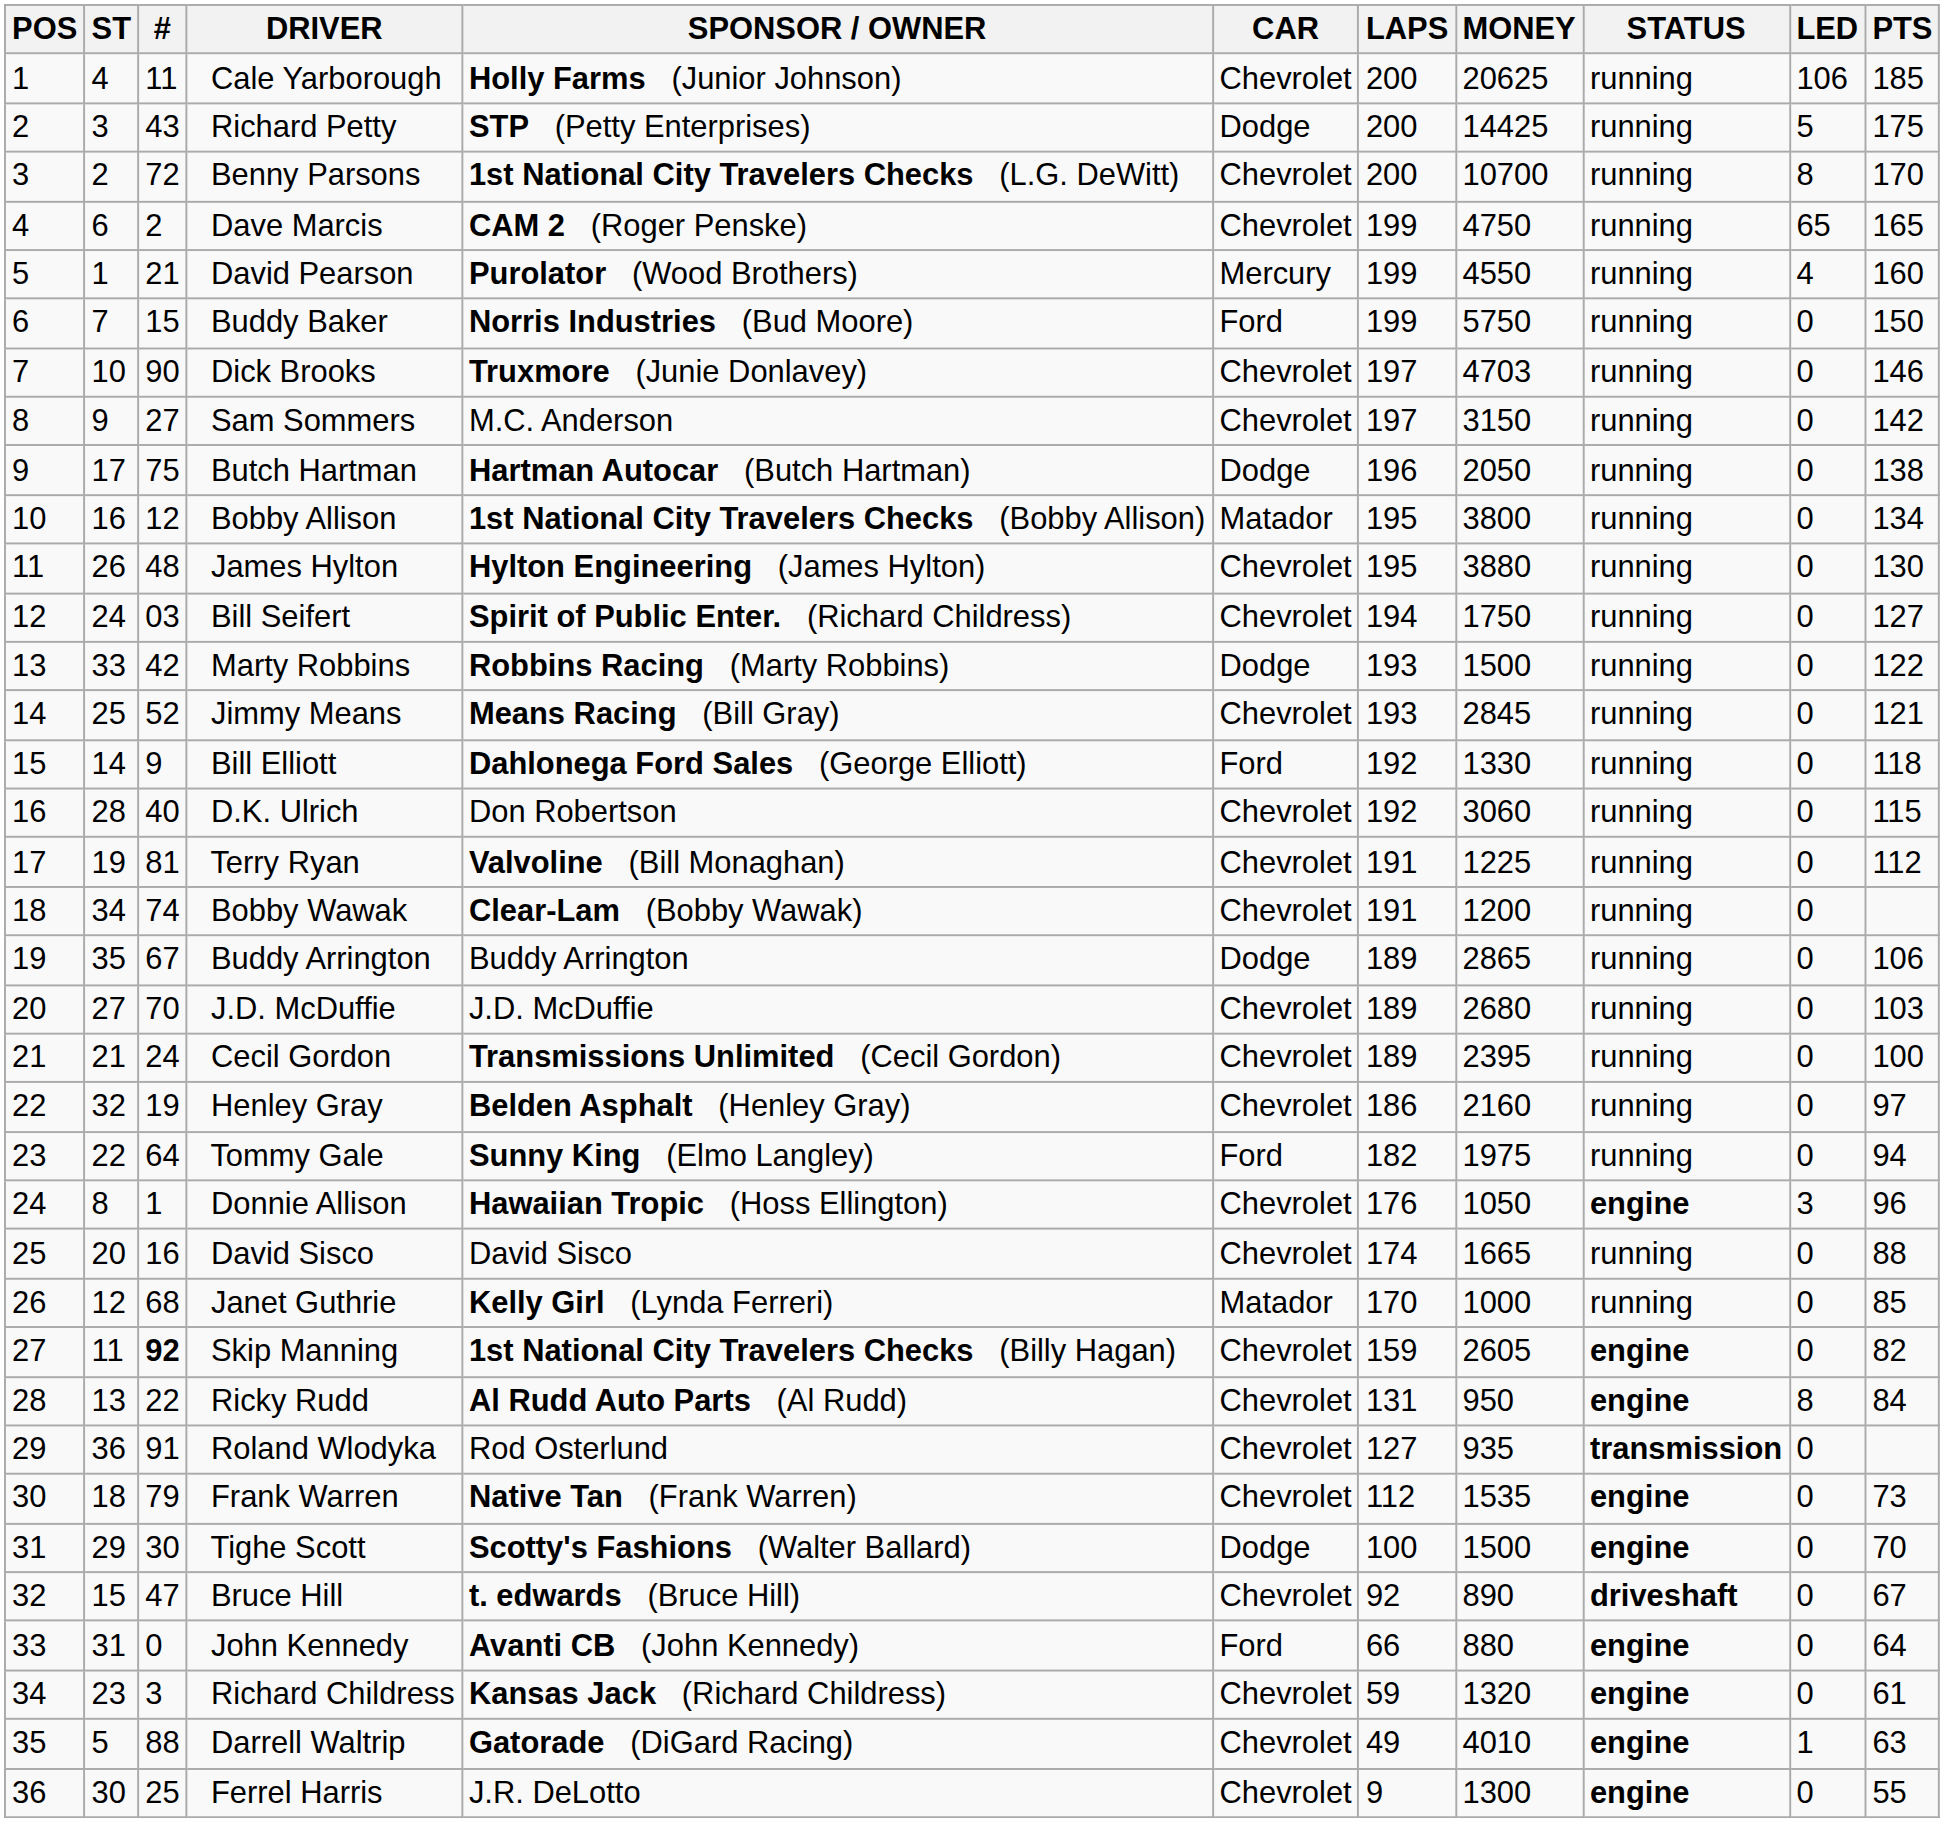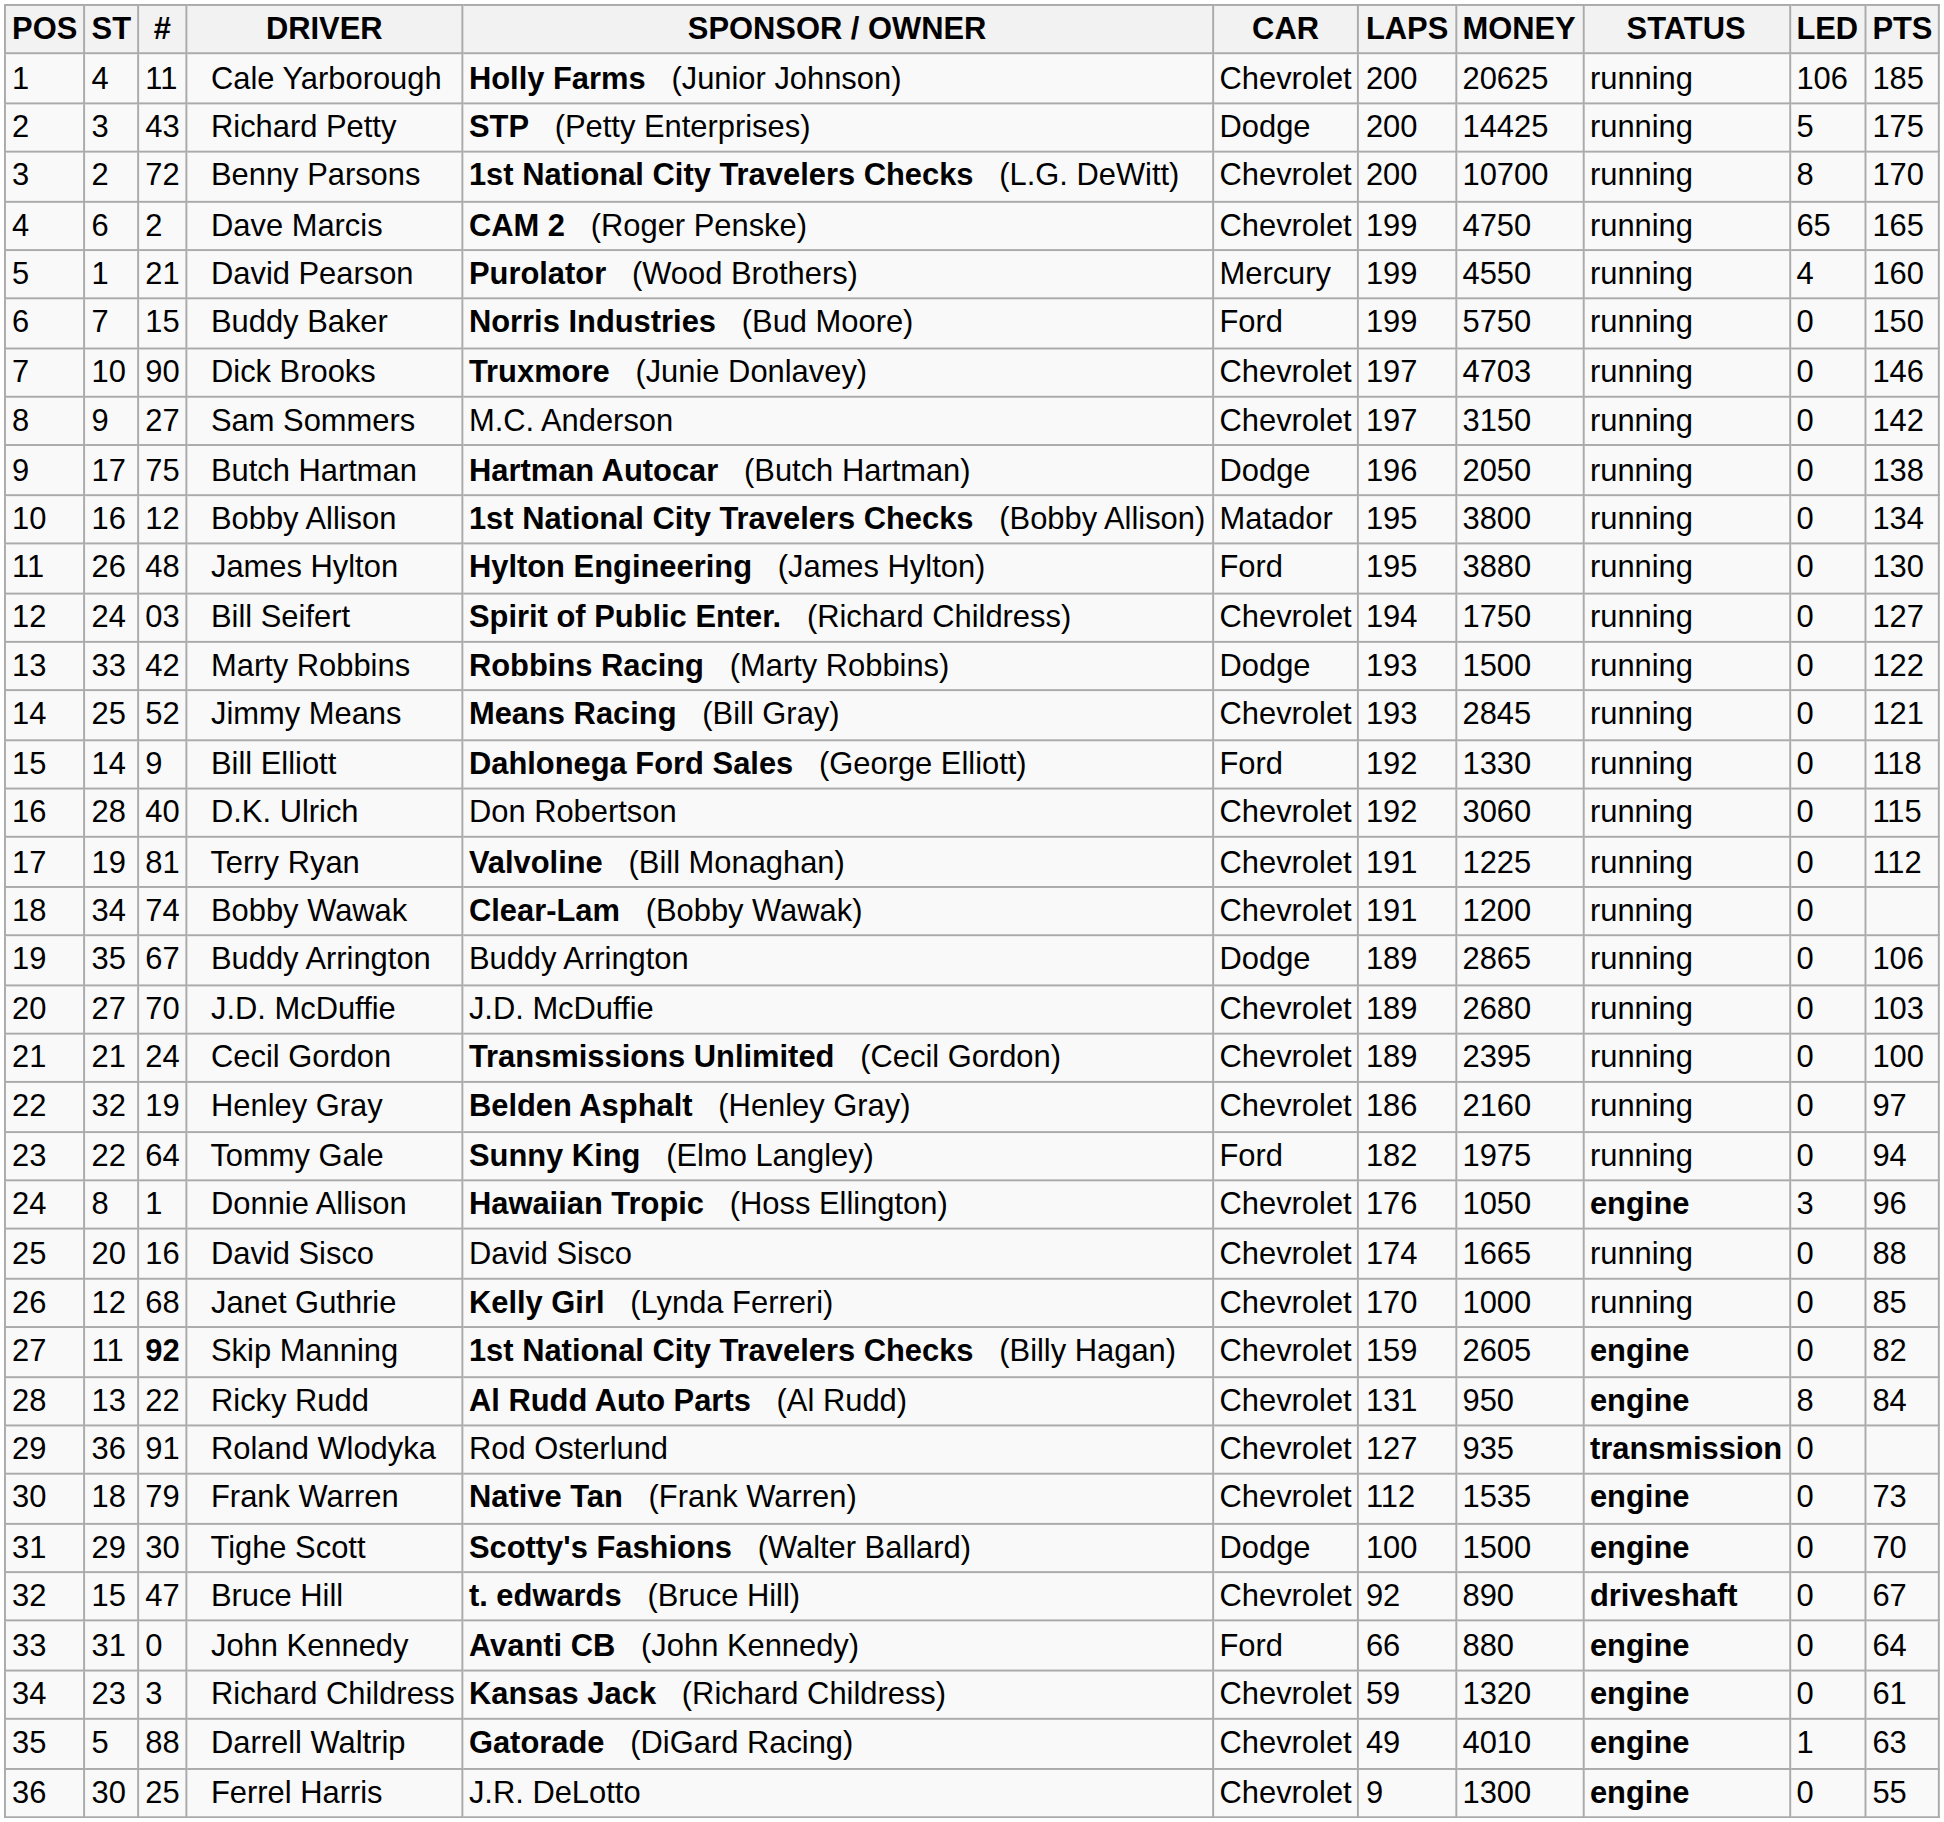(1286, 567) Chevrolet -> (1251, 567) Ford
(1276, 1302) Matador -> (1286, 1302) Chevrolet
